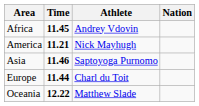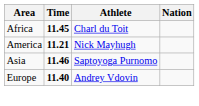(106, 28) Andrey Vdovin -> (101, 28) Charl du Toit
(58, 77) 11.44 -> (58, 77) 11.40
(102, 77) Charl du Toit -> (106, 77) Andrey Vdovin
- row: (23, 93)
